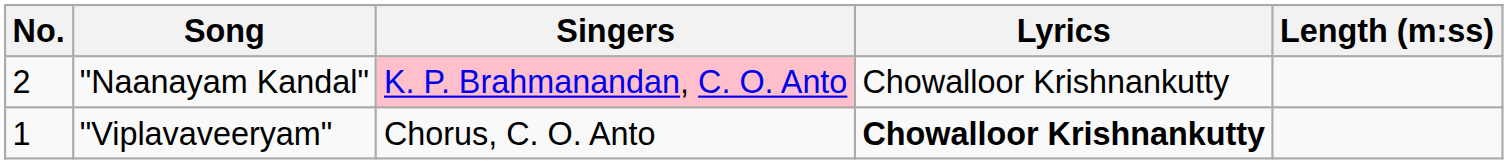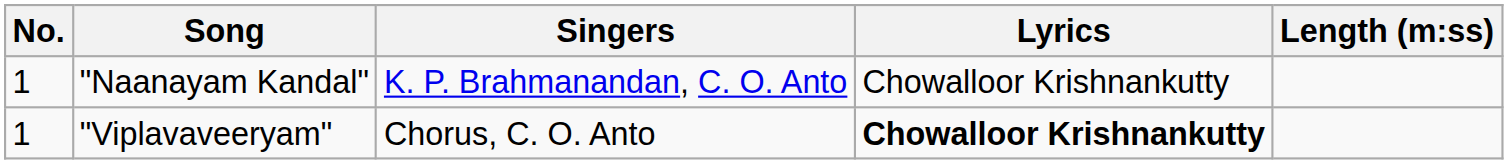(22, 82) 2 -> (22, 82) 1
(616, 82) pink background -> (616, 82) no background
